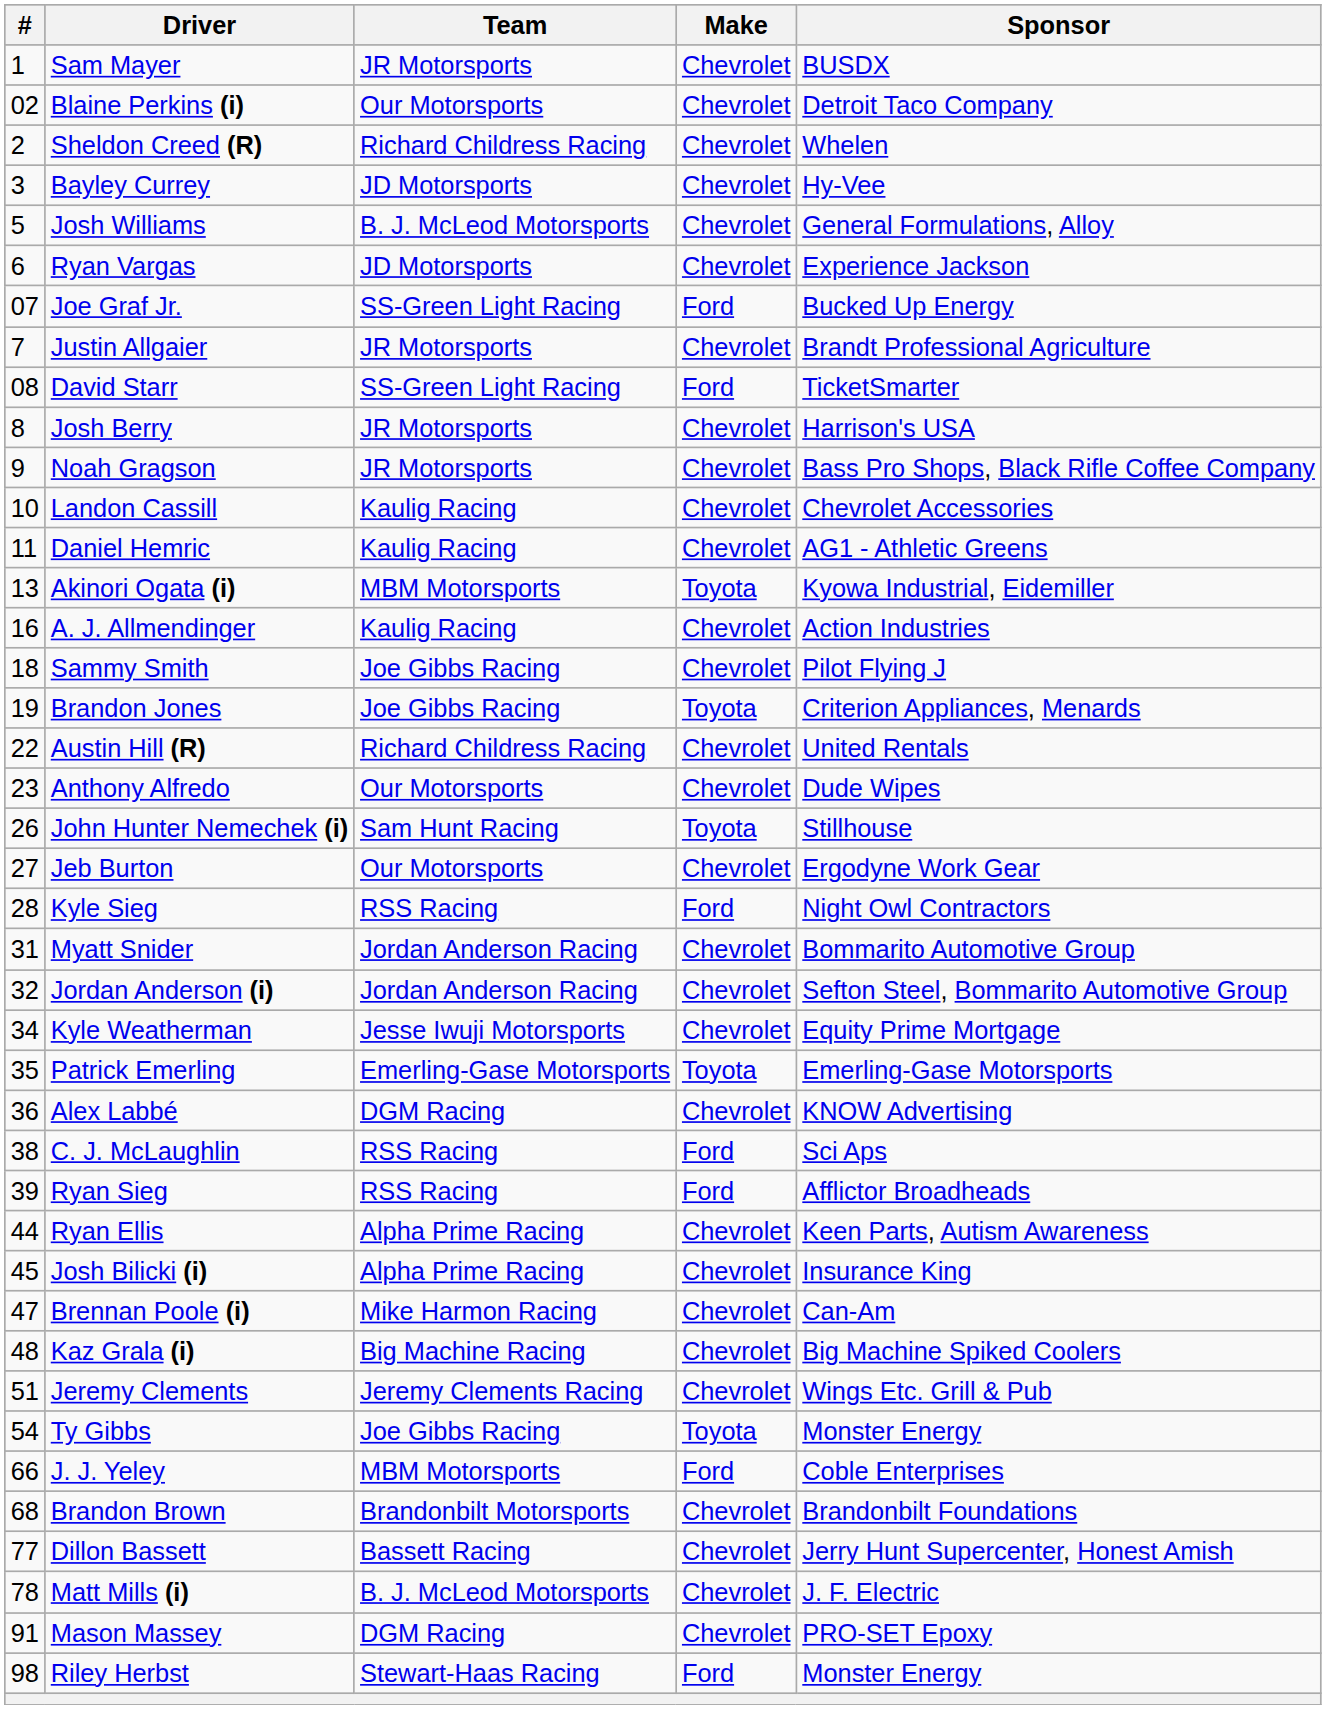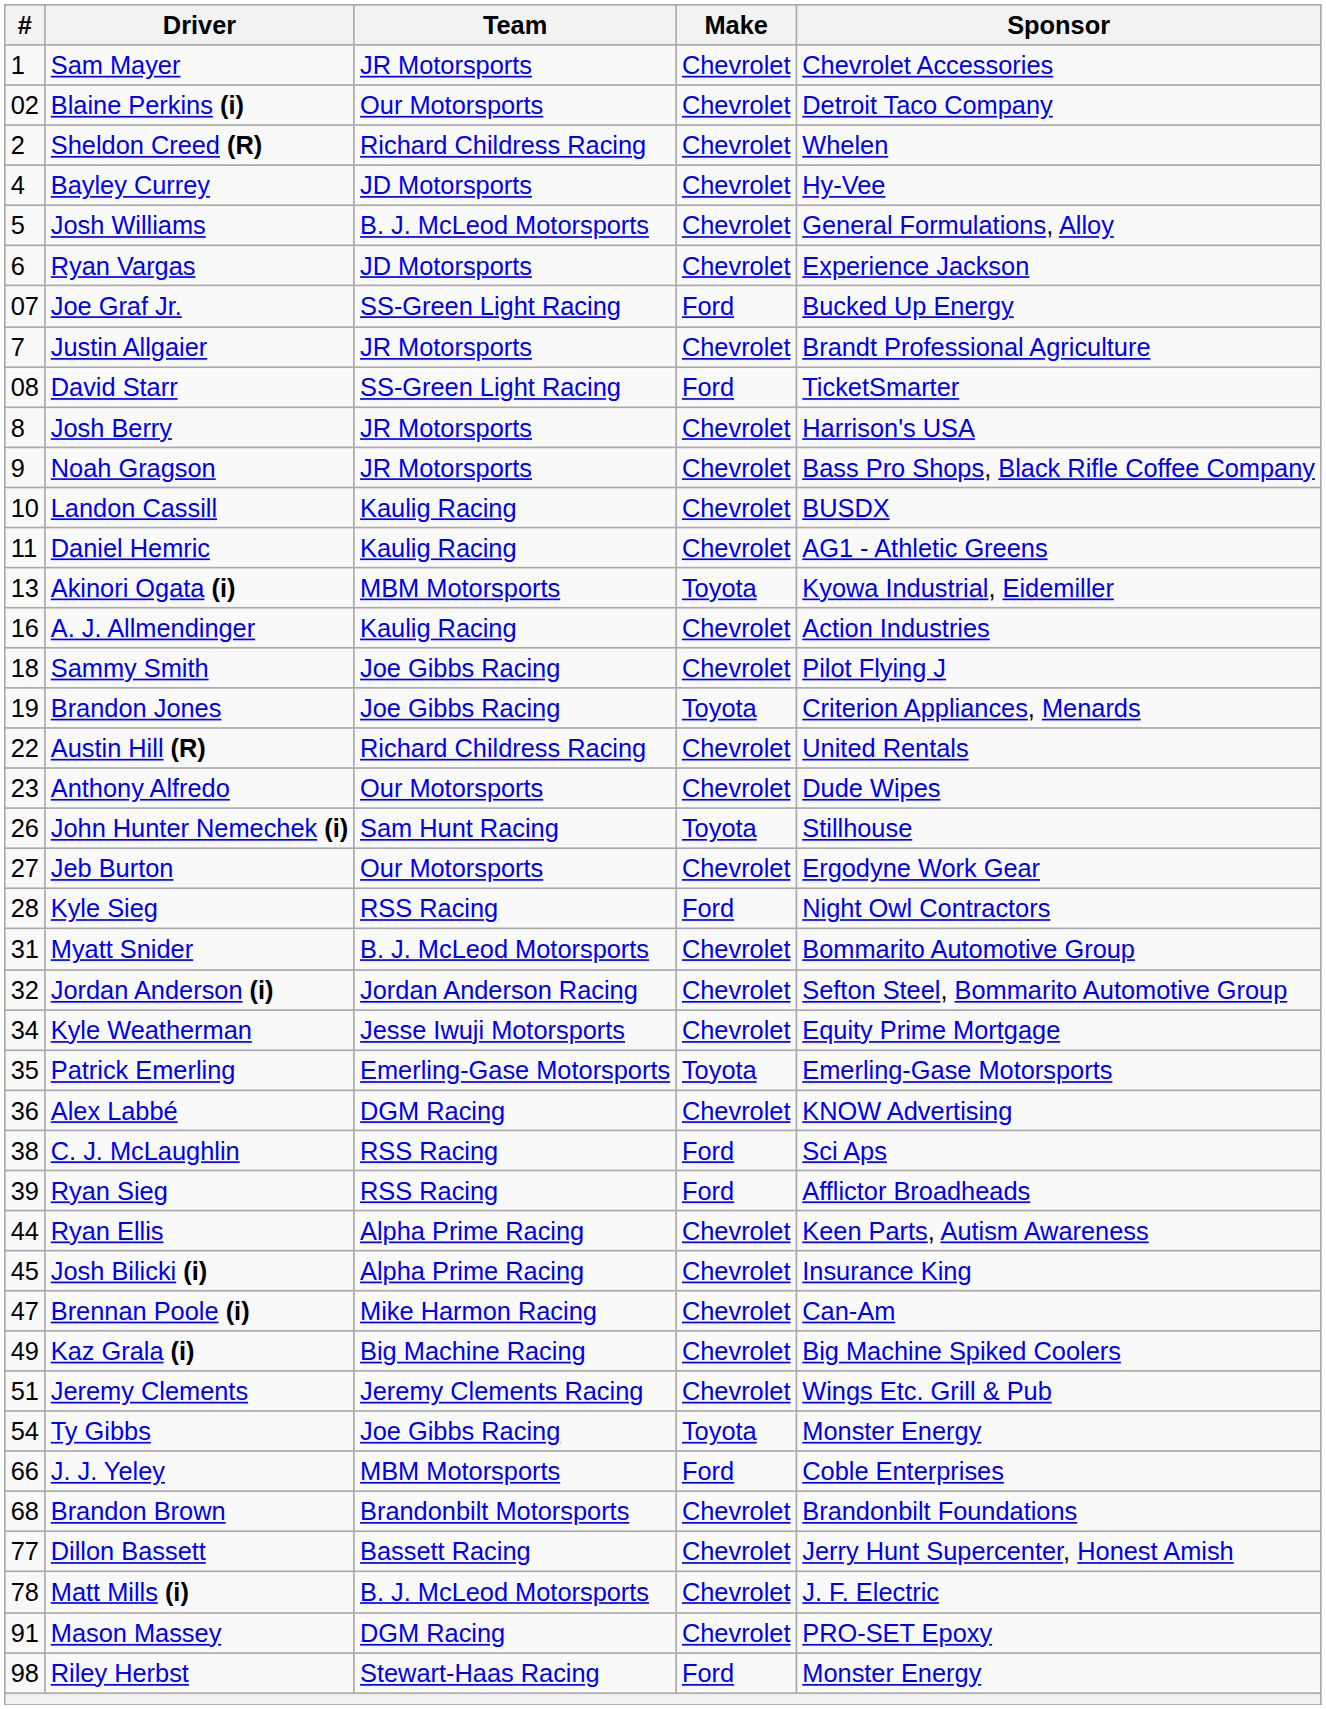(846, 65) BUSDX -> (928, 65) Chevrolet Accessories
(18, 186) 3 -> (18, 186) 4
(928, 507) Chevrolet Accessories -> (846, 507) BUSDX
(499, 949) Jordan Anderson Racing -> (505, 949) B. J. McLeod Motorsports
(25, 1351) 48 -> (25, 1351) 49
